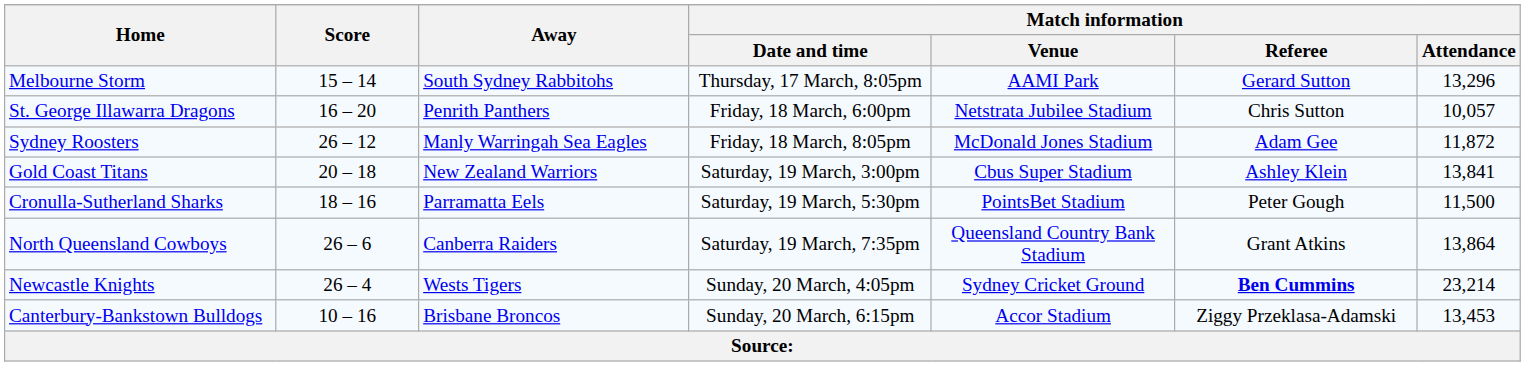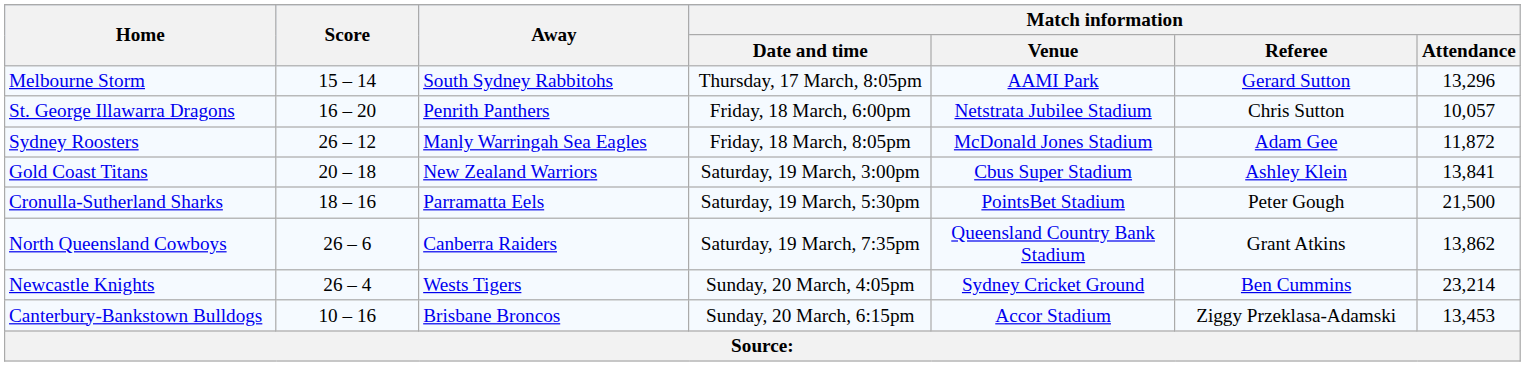(1469, 202) 11,500 -> (1469, 202) 21,500
(1469, 243) 13,864 -> (1469, 243) 13,862
(1296, 284) bold -> (1296, 284) normal
